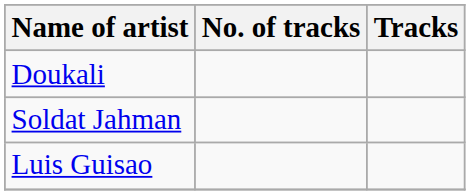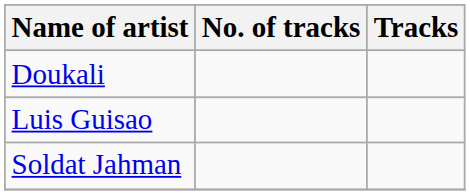rows swapped: (82, 165) <-> (96, 119)
